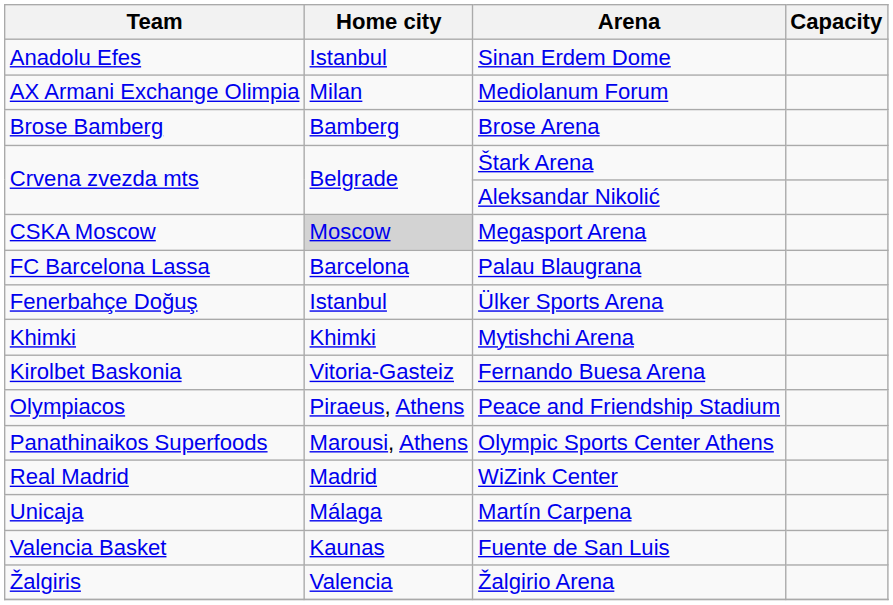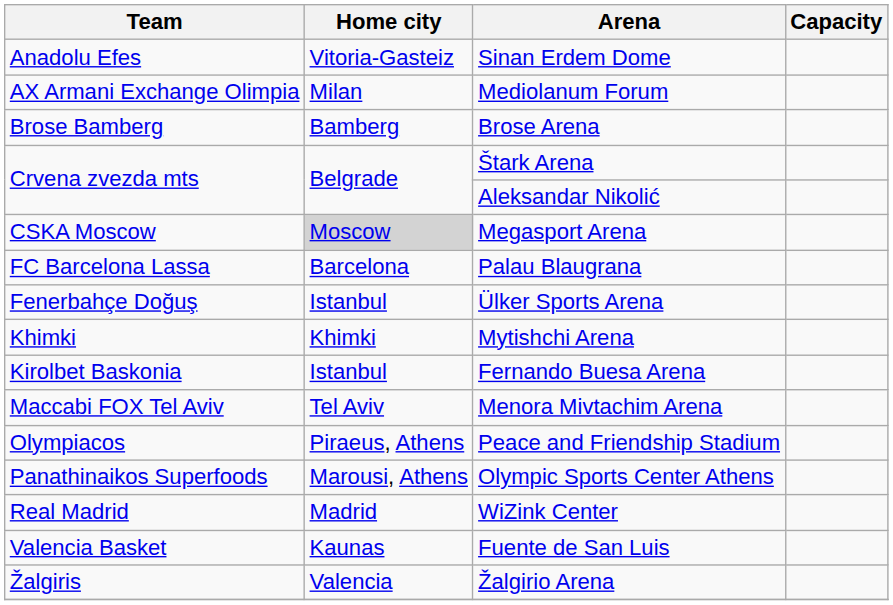(348, 57) Istanbul -> (382, 57) Vitoria-Gasteiz
(382, 372) Vitoria-Gasteiz -> (348, 372) Istanbul
+ row: (600, 407)
- row: (555, 512)
